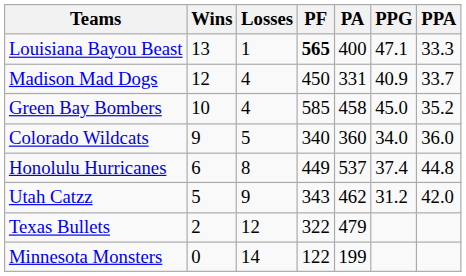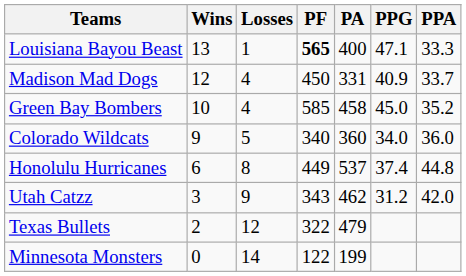(196, 197) 5 -> (196, 197) 3
